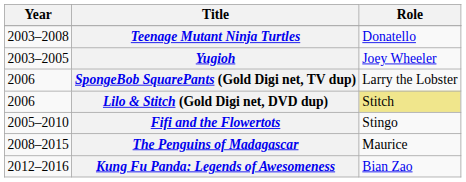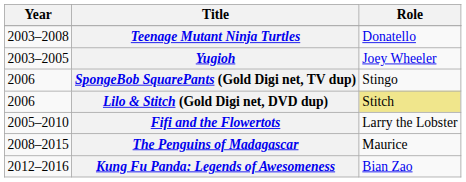(410, 79) Larry the Lobster -> (380, 79) Stingo
(380, 123) Stingo -> (410, 123) Larry the Lobster
